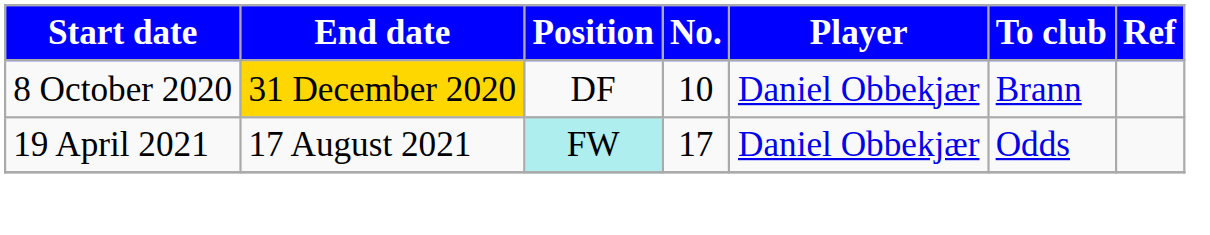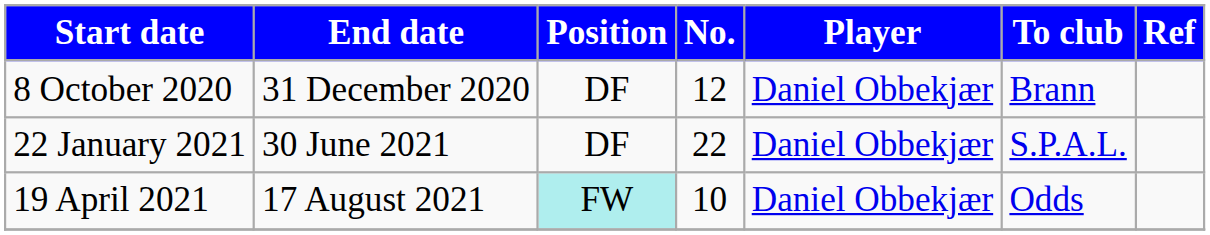(382, 88) gold background -> (396, 88) no background
(696, 88) 10 -> (710, 88) 12
+ row: (130, 144)
(696, 144) 17 -> (710, 199) 10
